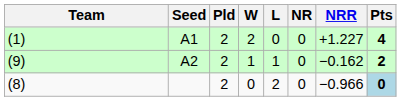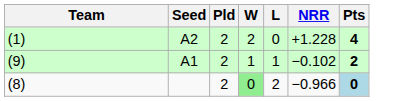- column: (302, 15)
(189, 38) A1 -> (189, 38) A2
(341, 38) +1.227 -> (314, 38) +1.228
(189, 61) A2 -> (189, 61) A1
(341, 61) −0.162 -> (314, 61) −0.102
(251, 84) no background -> (251, 84) lightgreen background
